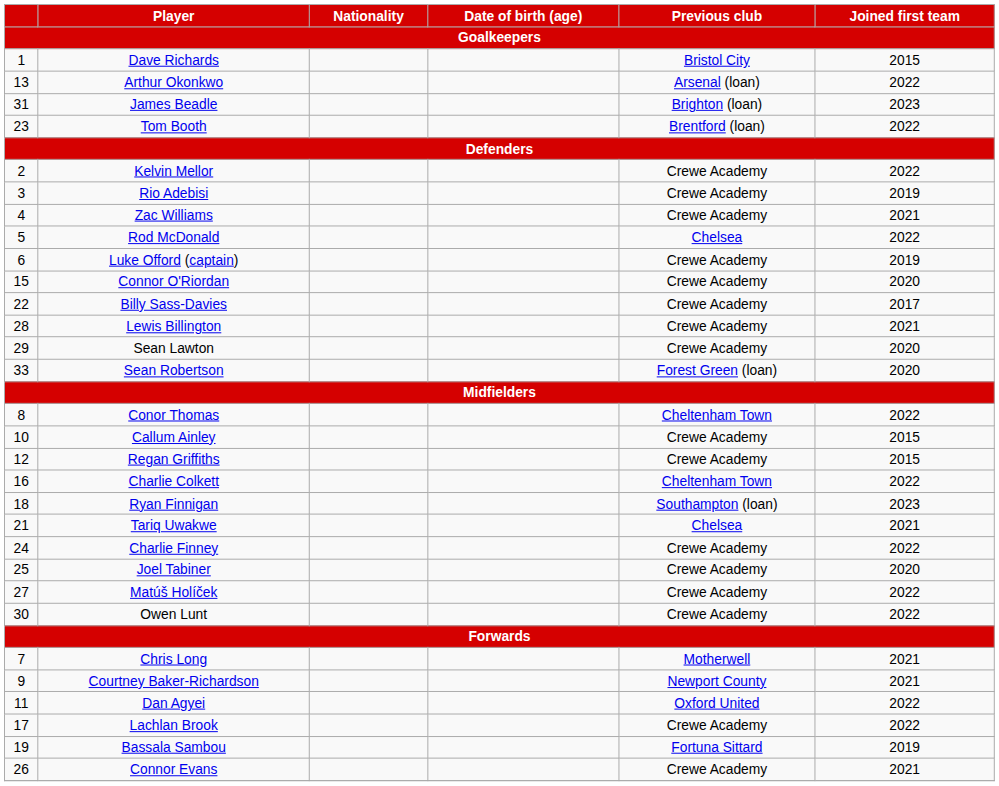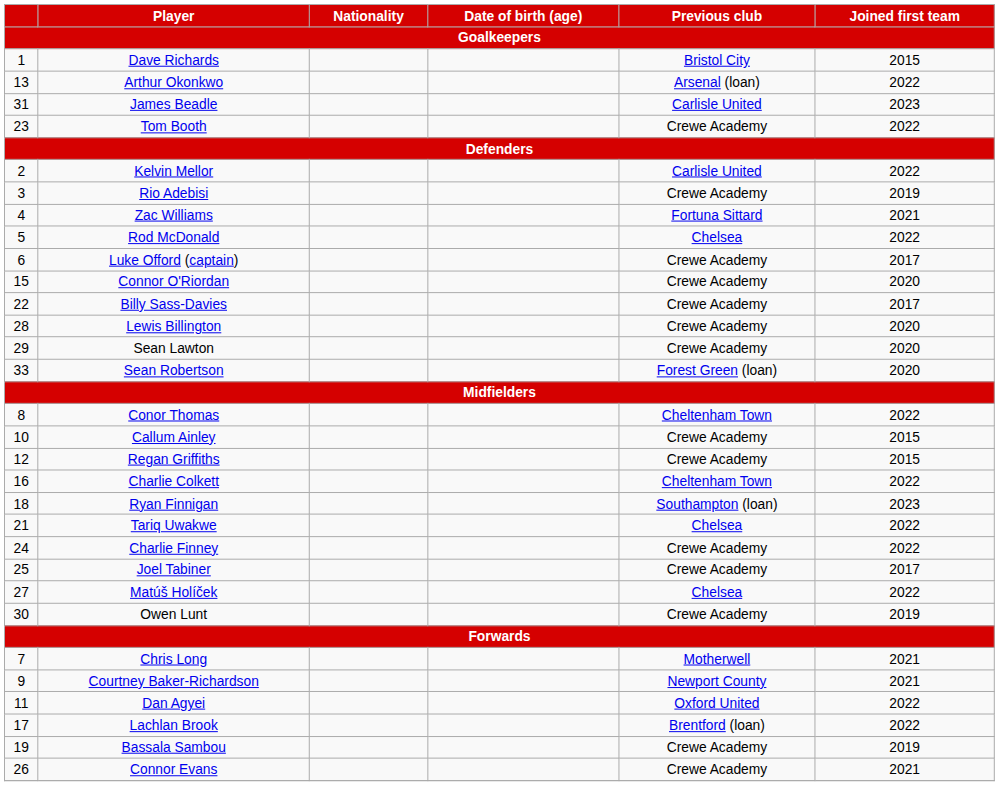(717, 104) Brighton (loan) -> (717, 104) Carlisle United
(717, 127) Brentford (loan) -> (717, 127) Crewe Academy
(717, 171) Crewe Academy -> (717, 171) Carlisle United
(717, 215) Crewe Academy -> (717, 215) Fortuna Sittard
(905, 260) 2019 -> (905, 260) 2017
(905, 326) 2021 -> (905, 326) 2020
(905, 526) 2021 -> (905, 526) 2022
(905, 570) 2020 -> (905, 570) 2017
(717, 592) Crewe Academy -> (717, 592) Chelsea
(905, 614) 2022 -> (905, 614) 2019
(717, 725) Crewe Academy -> (717, 725) Brentford (loan)
(717, 747) Fortuna Sittard -> (717, 747) Crewe Academy
